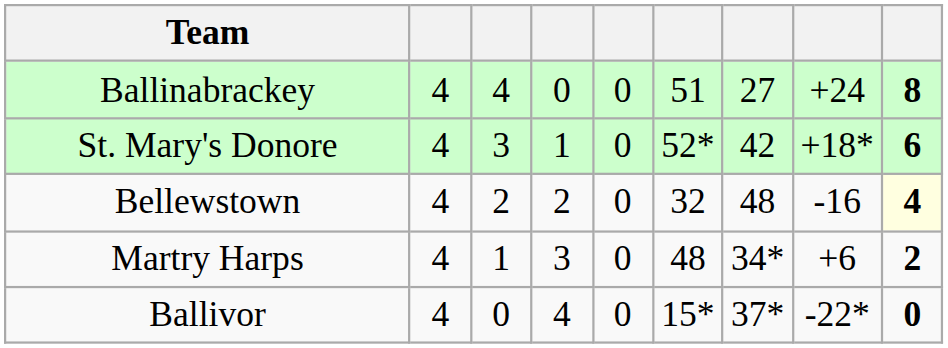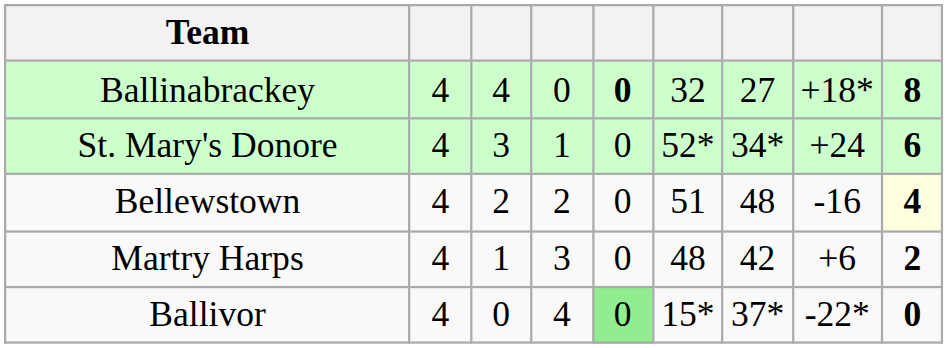(623, 88) normal -> (623, 88) bold
(688, 88) 51 -> (688, 88) 32
(837, 88) +24 -> (837, 88) +18*
(758, 145) 42 -> (758, 145) 34*
(837, 145) +18* -> (837, 145) +24
(688, 201) 32 -> (688, 201) 51
(758, 257) 34* -> (758, 257) 42
(623, 314) no background -> (623, 314) lightgreen background
